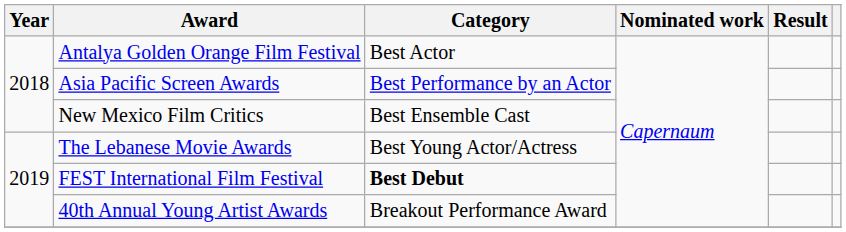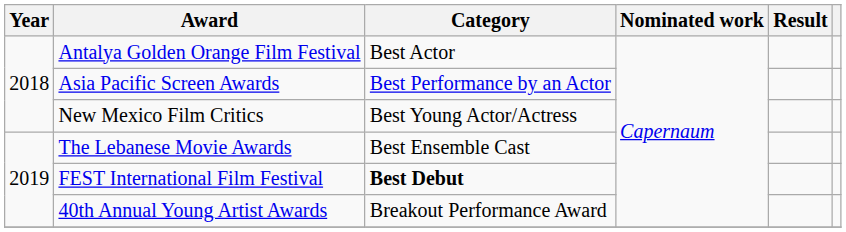(450, 115) Best Ensemble Cast -> (473, 115) Best Young Actor/Actress
(473, 147) Best Young Actor/Actress -> (450, 147) Best Ensemble Cast
